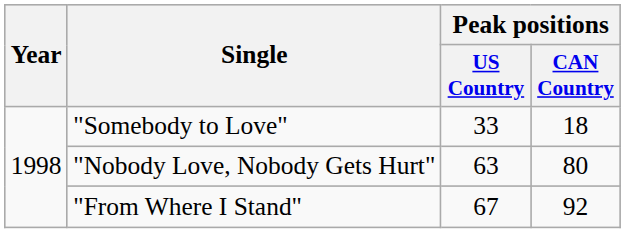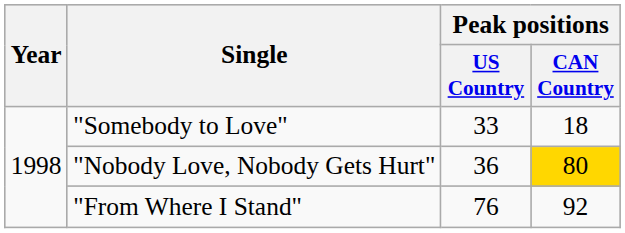(486, 166) 63 -> (486, 166) 36
(575, 166) no background -> (575, 166) gold background
(486, 206) 67 -> (486, 206) 76
